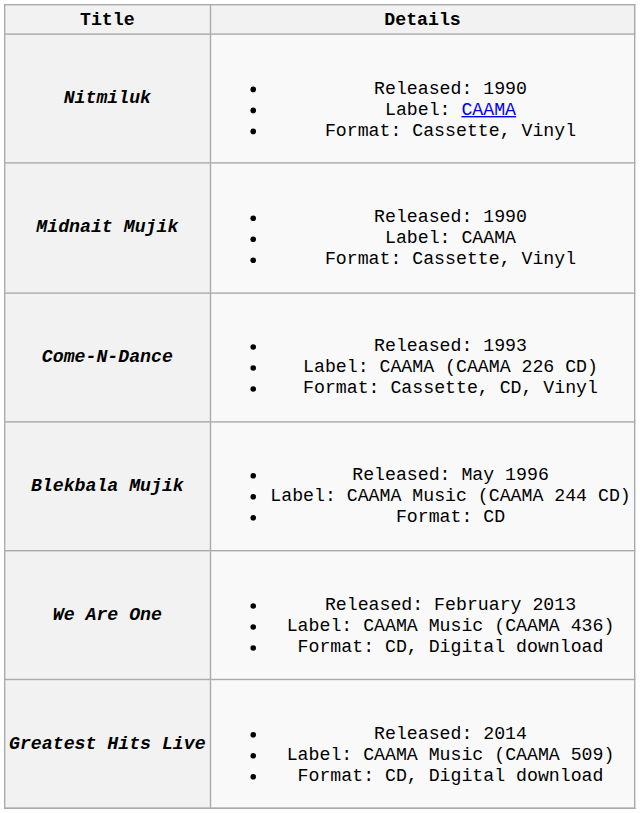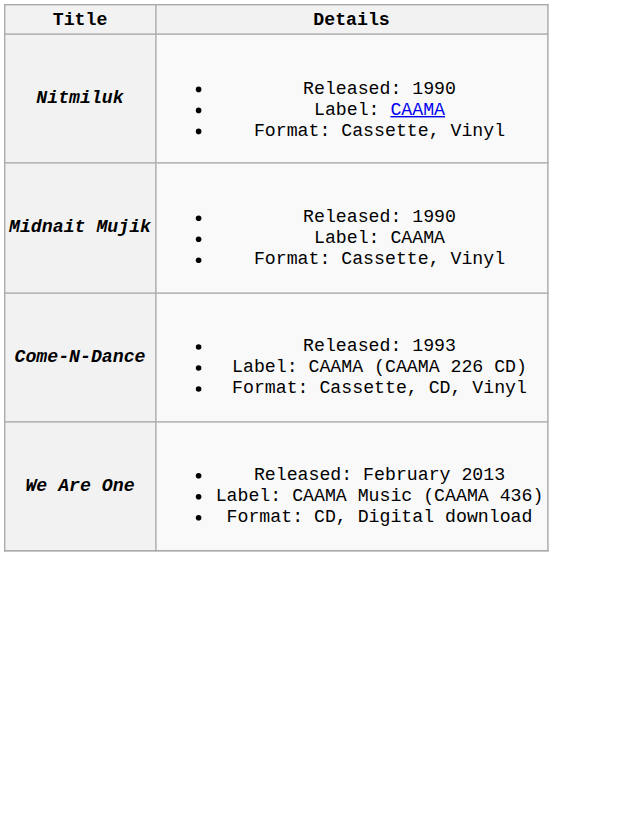- row: (107, 486)
- row: (107, 744)
